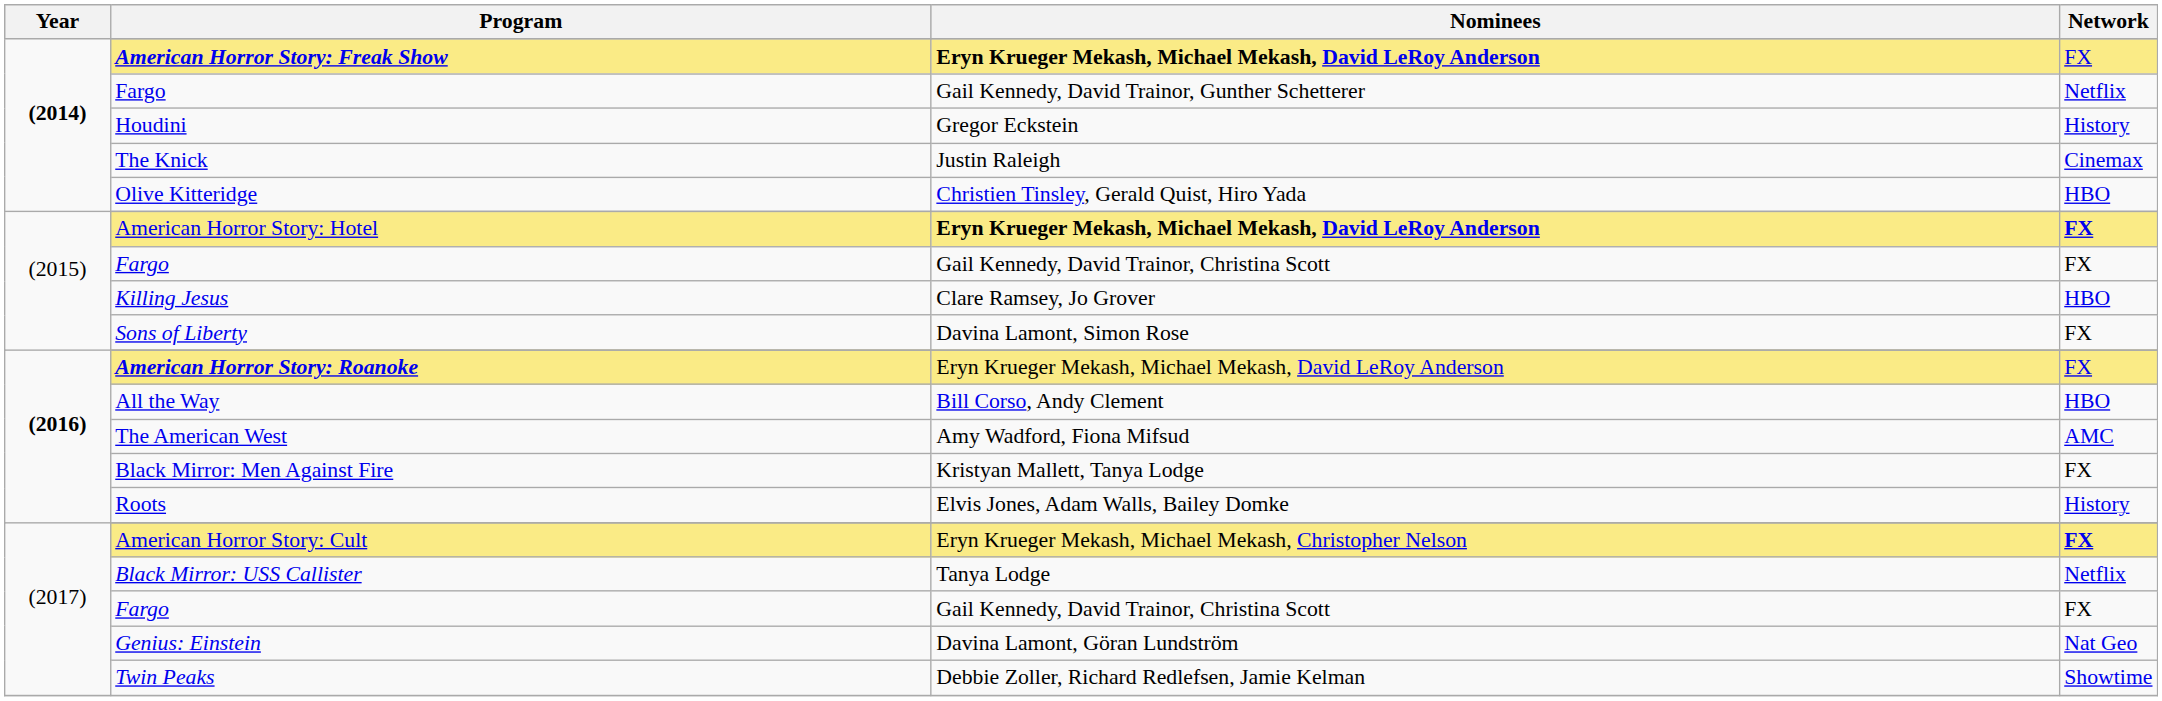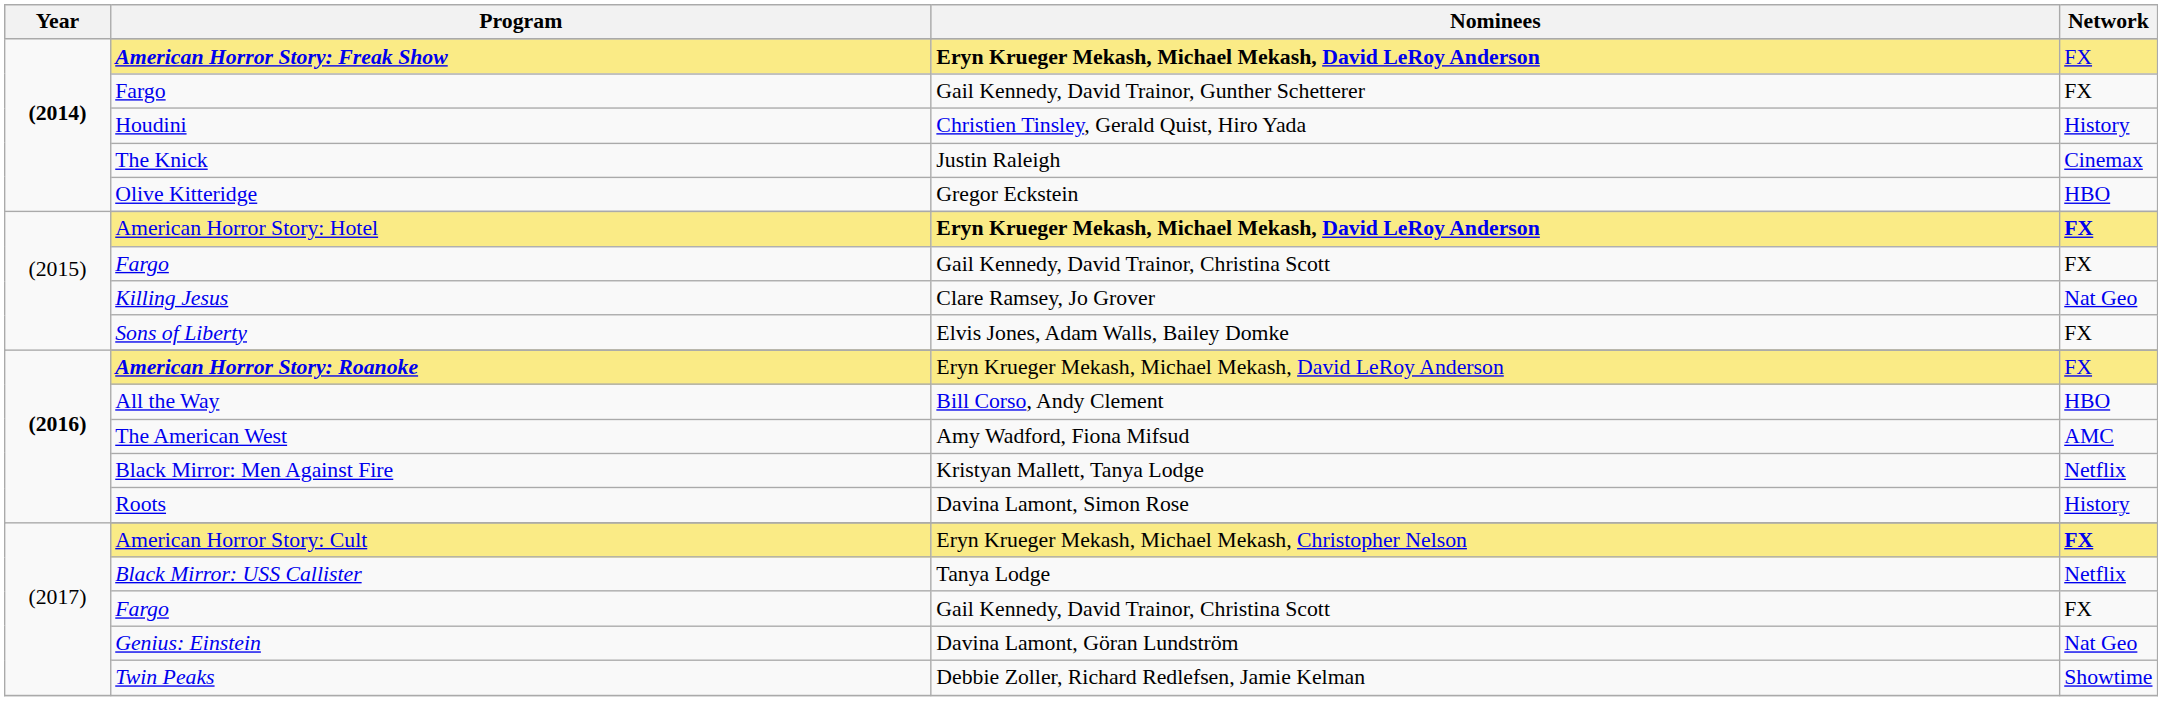(2095, 90) Netflix -> (2078, 90) FX
(1007, 125) Gregor Eckstein -> (1121, 125) Christien Tinsley, Gerald Quist, Hiro Yada
(1121, 194) Christien Tinsley, Gerald Quist, Hiro Yada -> (1007, 194) Gregor Eckstein
(2087, 297) HBO -> (2101, 297) Nat Geo
(1063, 332) Davina Lamont, Simon Rose -> (1113, 332) Elvis Jones, Adam Walls, Bailey Domke
(2078, 470) FX -> (2095, 470) Netflix
(1113, 504) Elvis Jones, Adam Walls, Bailey Domke -> (1063, 504) Davina Lamont, Simon Rose
